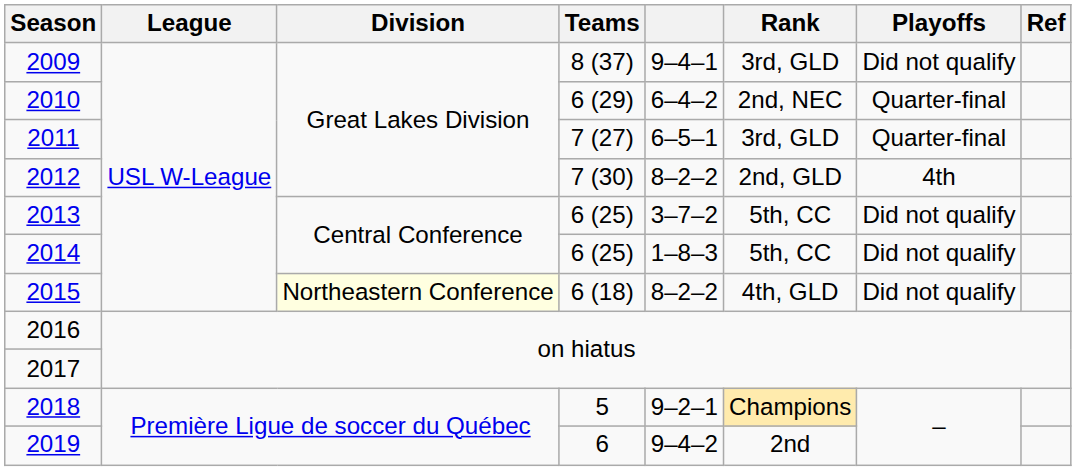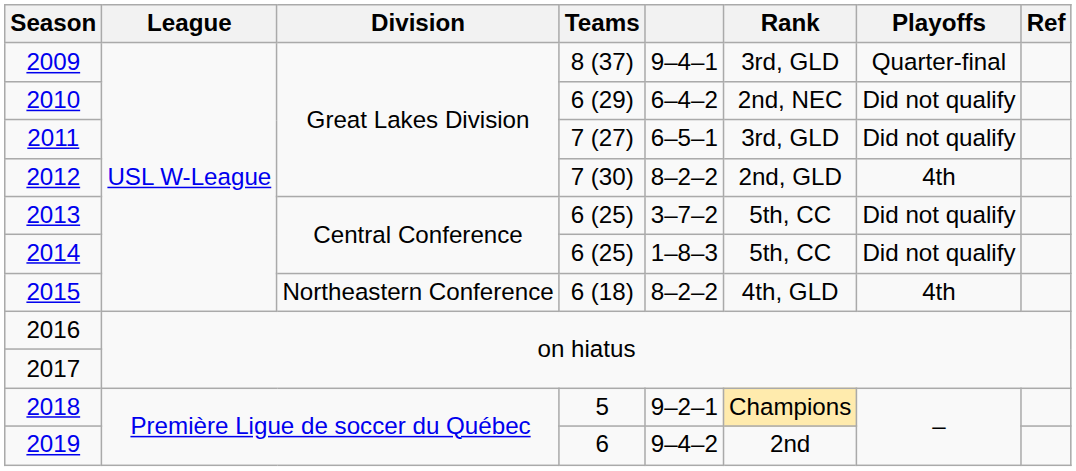(939, 61) Did not qualify -> (939, 61) Quarter-final
(939, 100) Quarter-final -> (939, 100) Did not qualify
(939, 138) Quarter-final -> (939, 138) Did not qualify
(418, 291) lightyellow background -> (418, 291) no background
(939, 291) Did not qualify -> (939, 291) 4th
